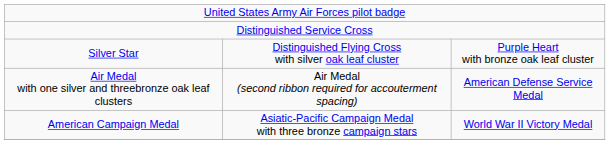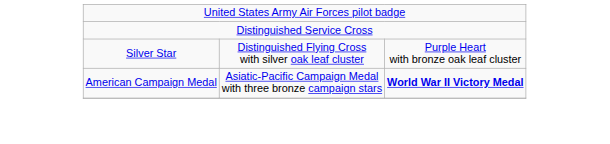- row: (113, 89)
(528, 124) normal -> (455, 83) bold
